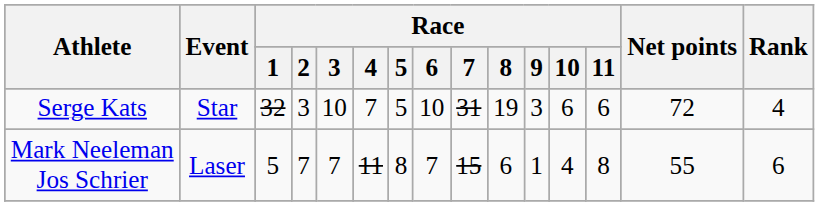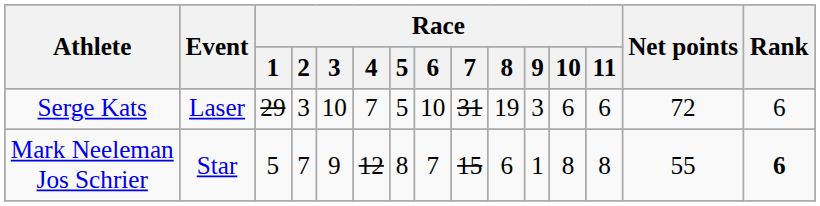(217, 108) Star -> (217, 108) Laser
(273, 108) 32 -> (273, 108) 29
(778, 108) 4 -> (779, 108) 6
(217, 165) Laser -> (217, 165) Star
(334, 165) 7 -> (334, 165) 9
(371, 165) 11 -> (371, 165) 12
(567, 165) 4 -> (568, 165) 8
(778, 165) normal -> (779, 165) bold
